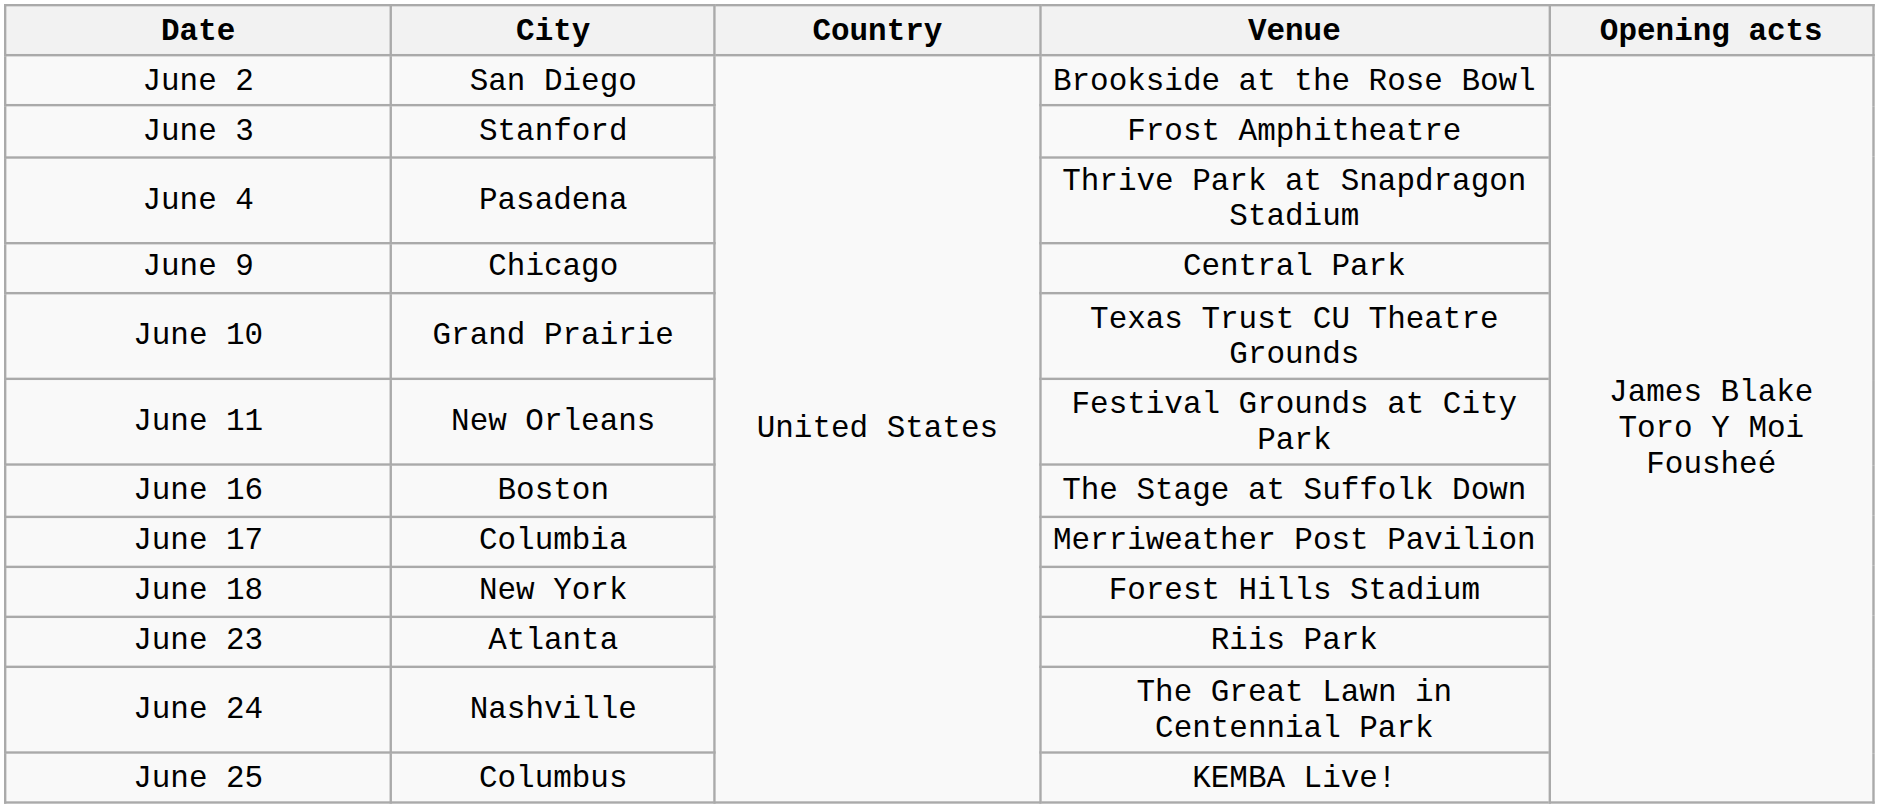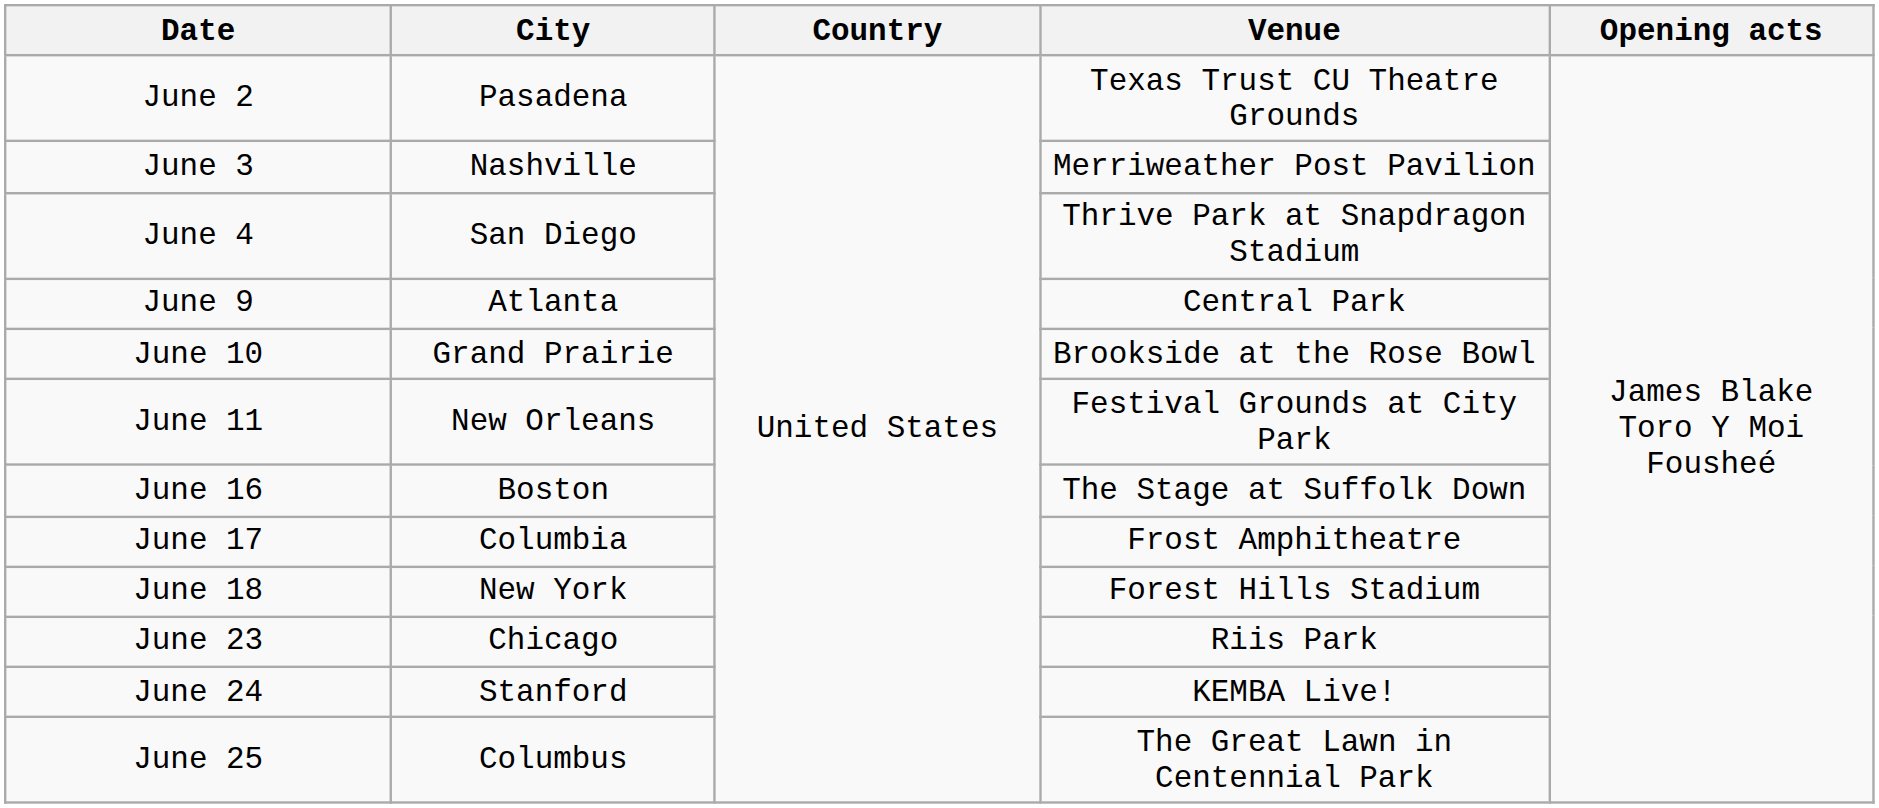(553, 81) San Diego -> (553, 99) Pasadena
(1294, 81) Brookside at the Rose Bowl -> (1294, 99) Texas Trust CU Theatre Grounds
(553, 131) Stanford -> (553, 167) Nashville
(1294, 131) Frost Amphitheatre -> (1294, 167) Merriweather Post Pavilion
(553, 200) Pasadena -> (553, 235) San Diego
(553, 268) Chicago -> (553, 304) Atlanta
(1294, 336) Texas Trust CU Theatre Grounds -> (1294, 354) Brookside at the Rose Bowl
(1294, 541) Merriweather Post Pavilion -> (1294, 541) Frost Amphitheatre
(553, 642) Atlanta -> (553, 642) Chicago
(553, 710) Nashville -> (553, 692) Stanford
(1294, 710) The Great Lawn in Centennial Park -> (1294, 692) KEMBA Live!
(1294, 778) KEMBA Live! -> (1294, 760) The Great Lawn in Centennial Park
